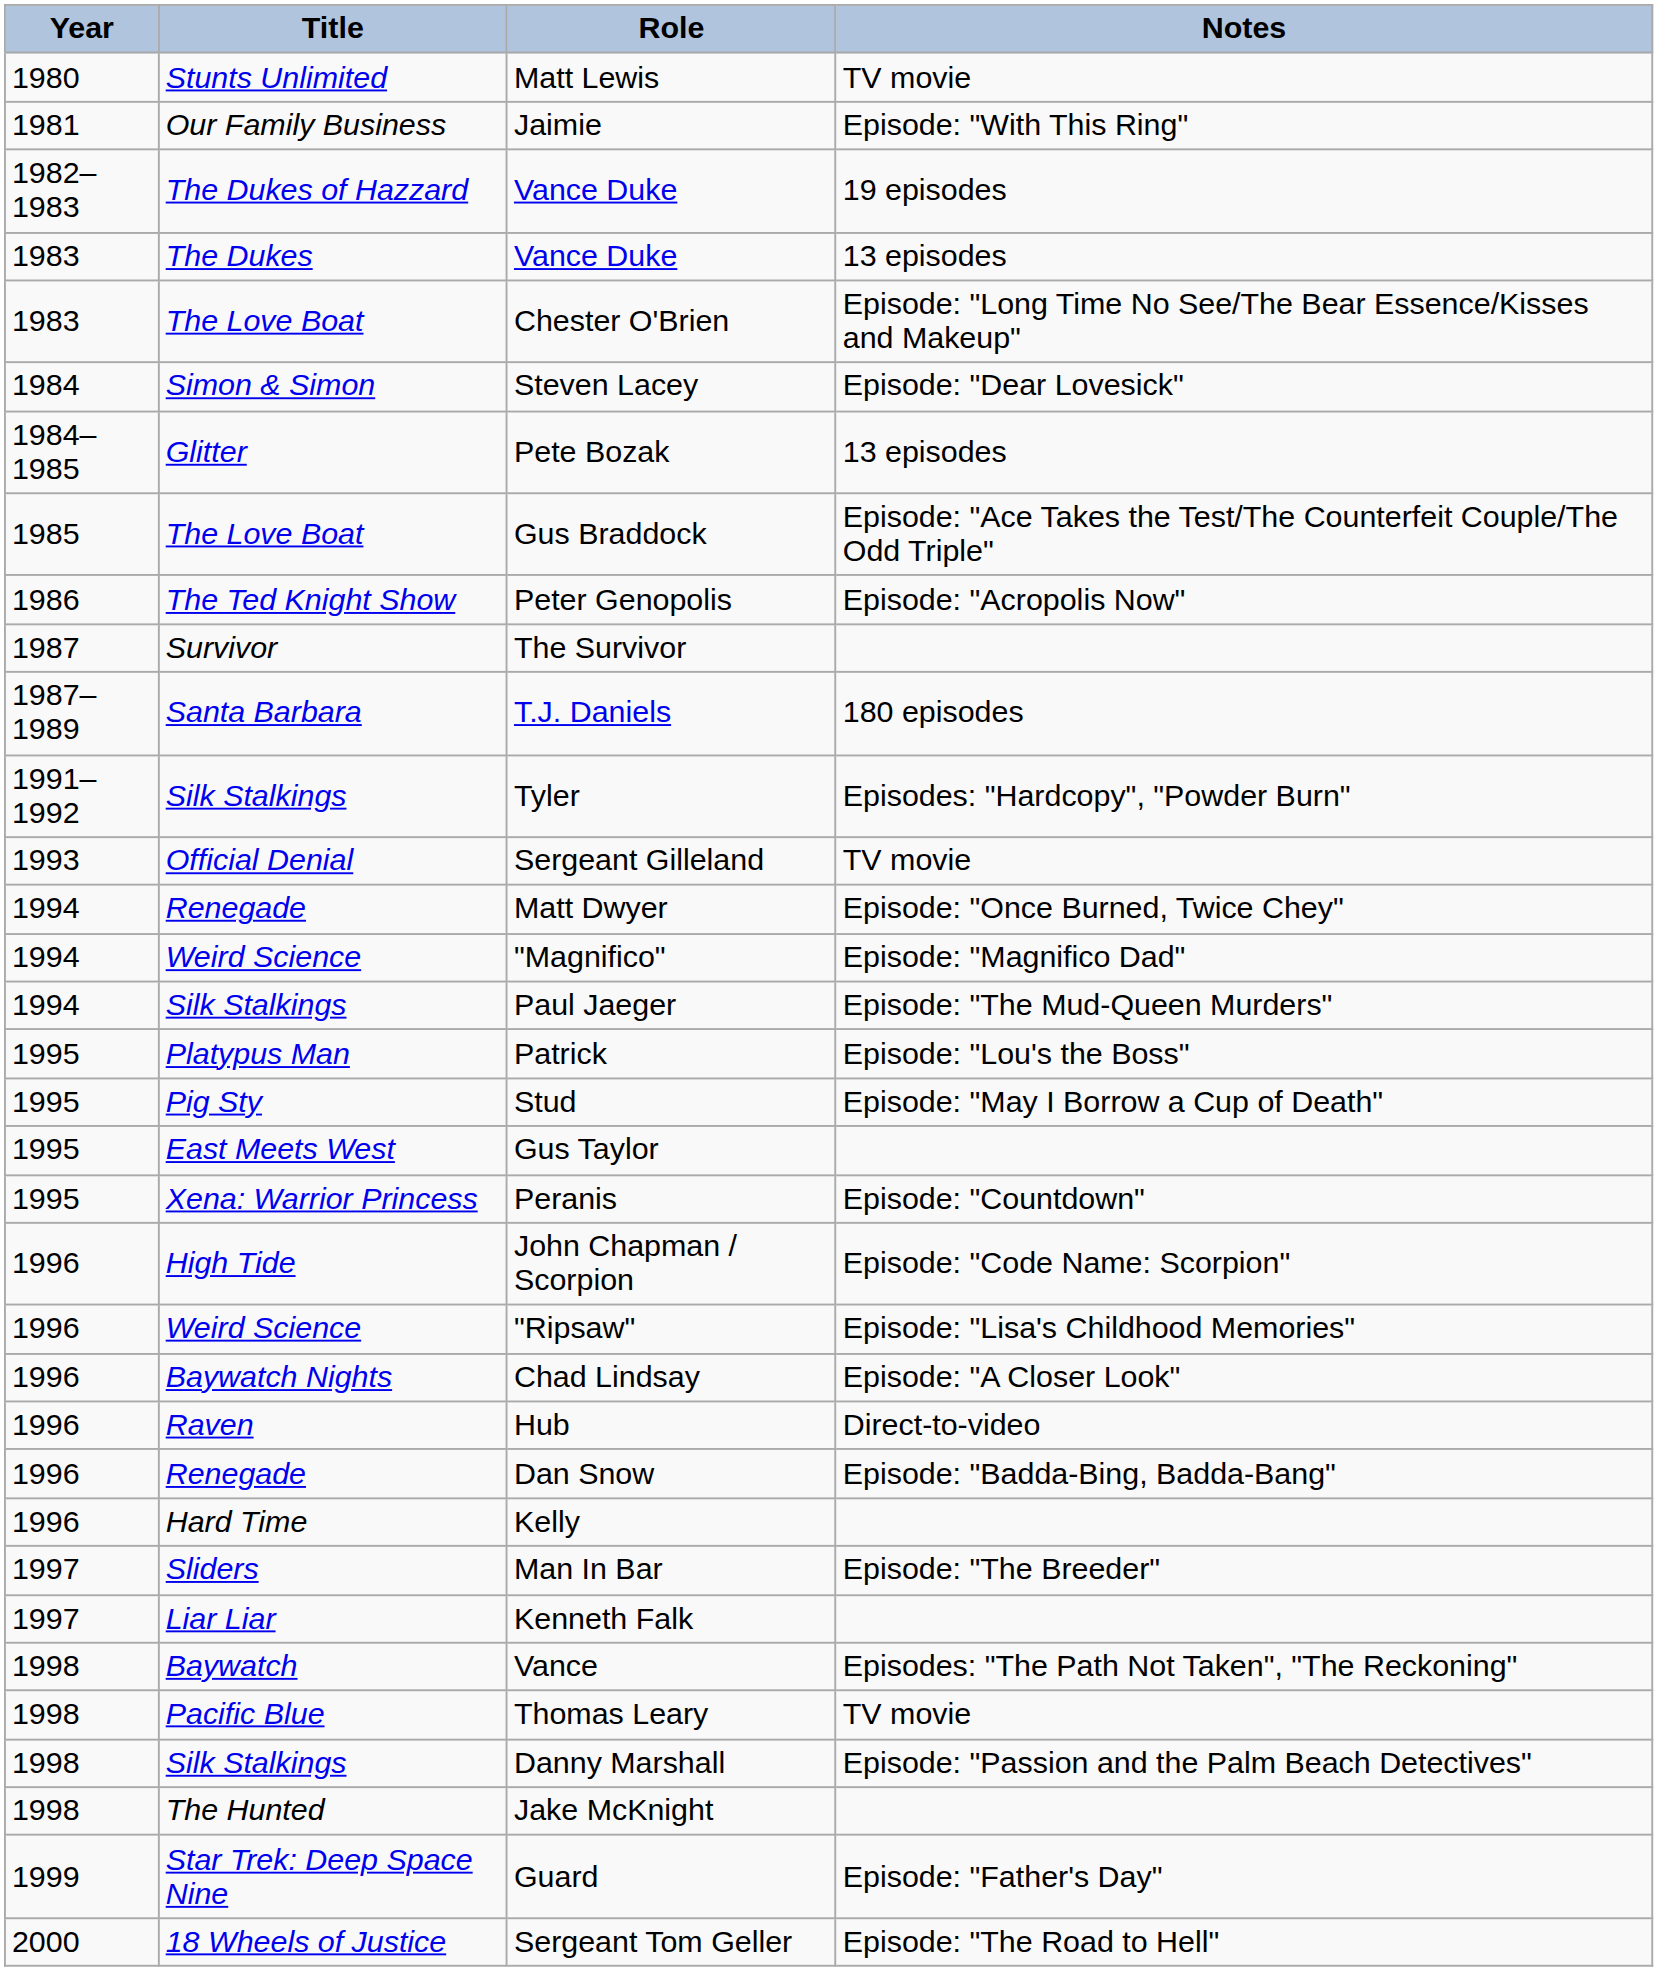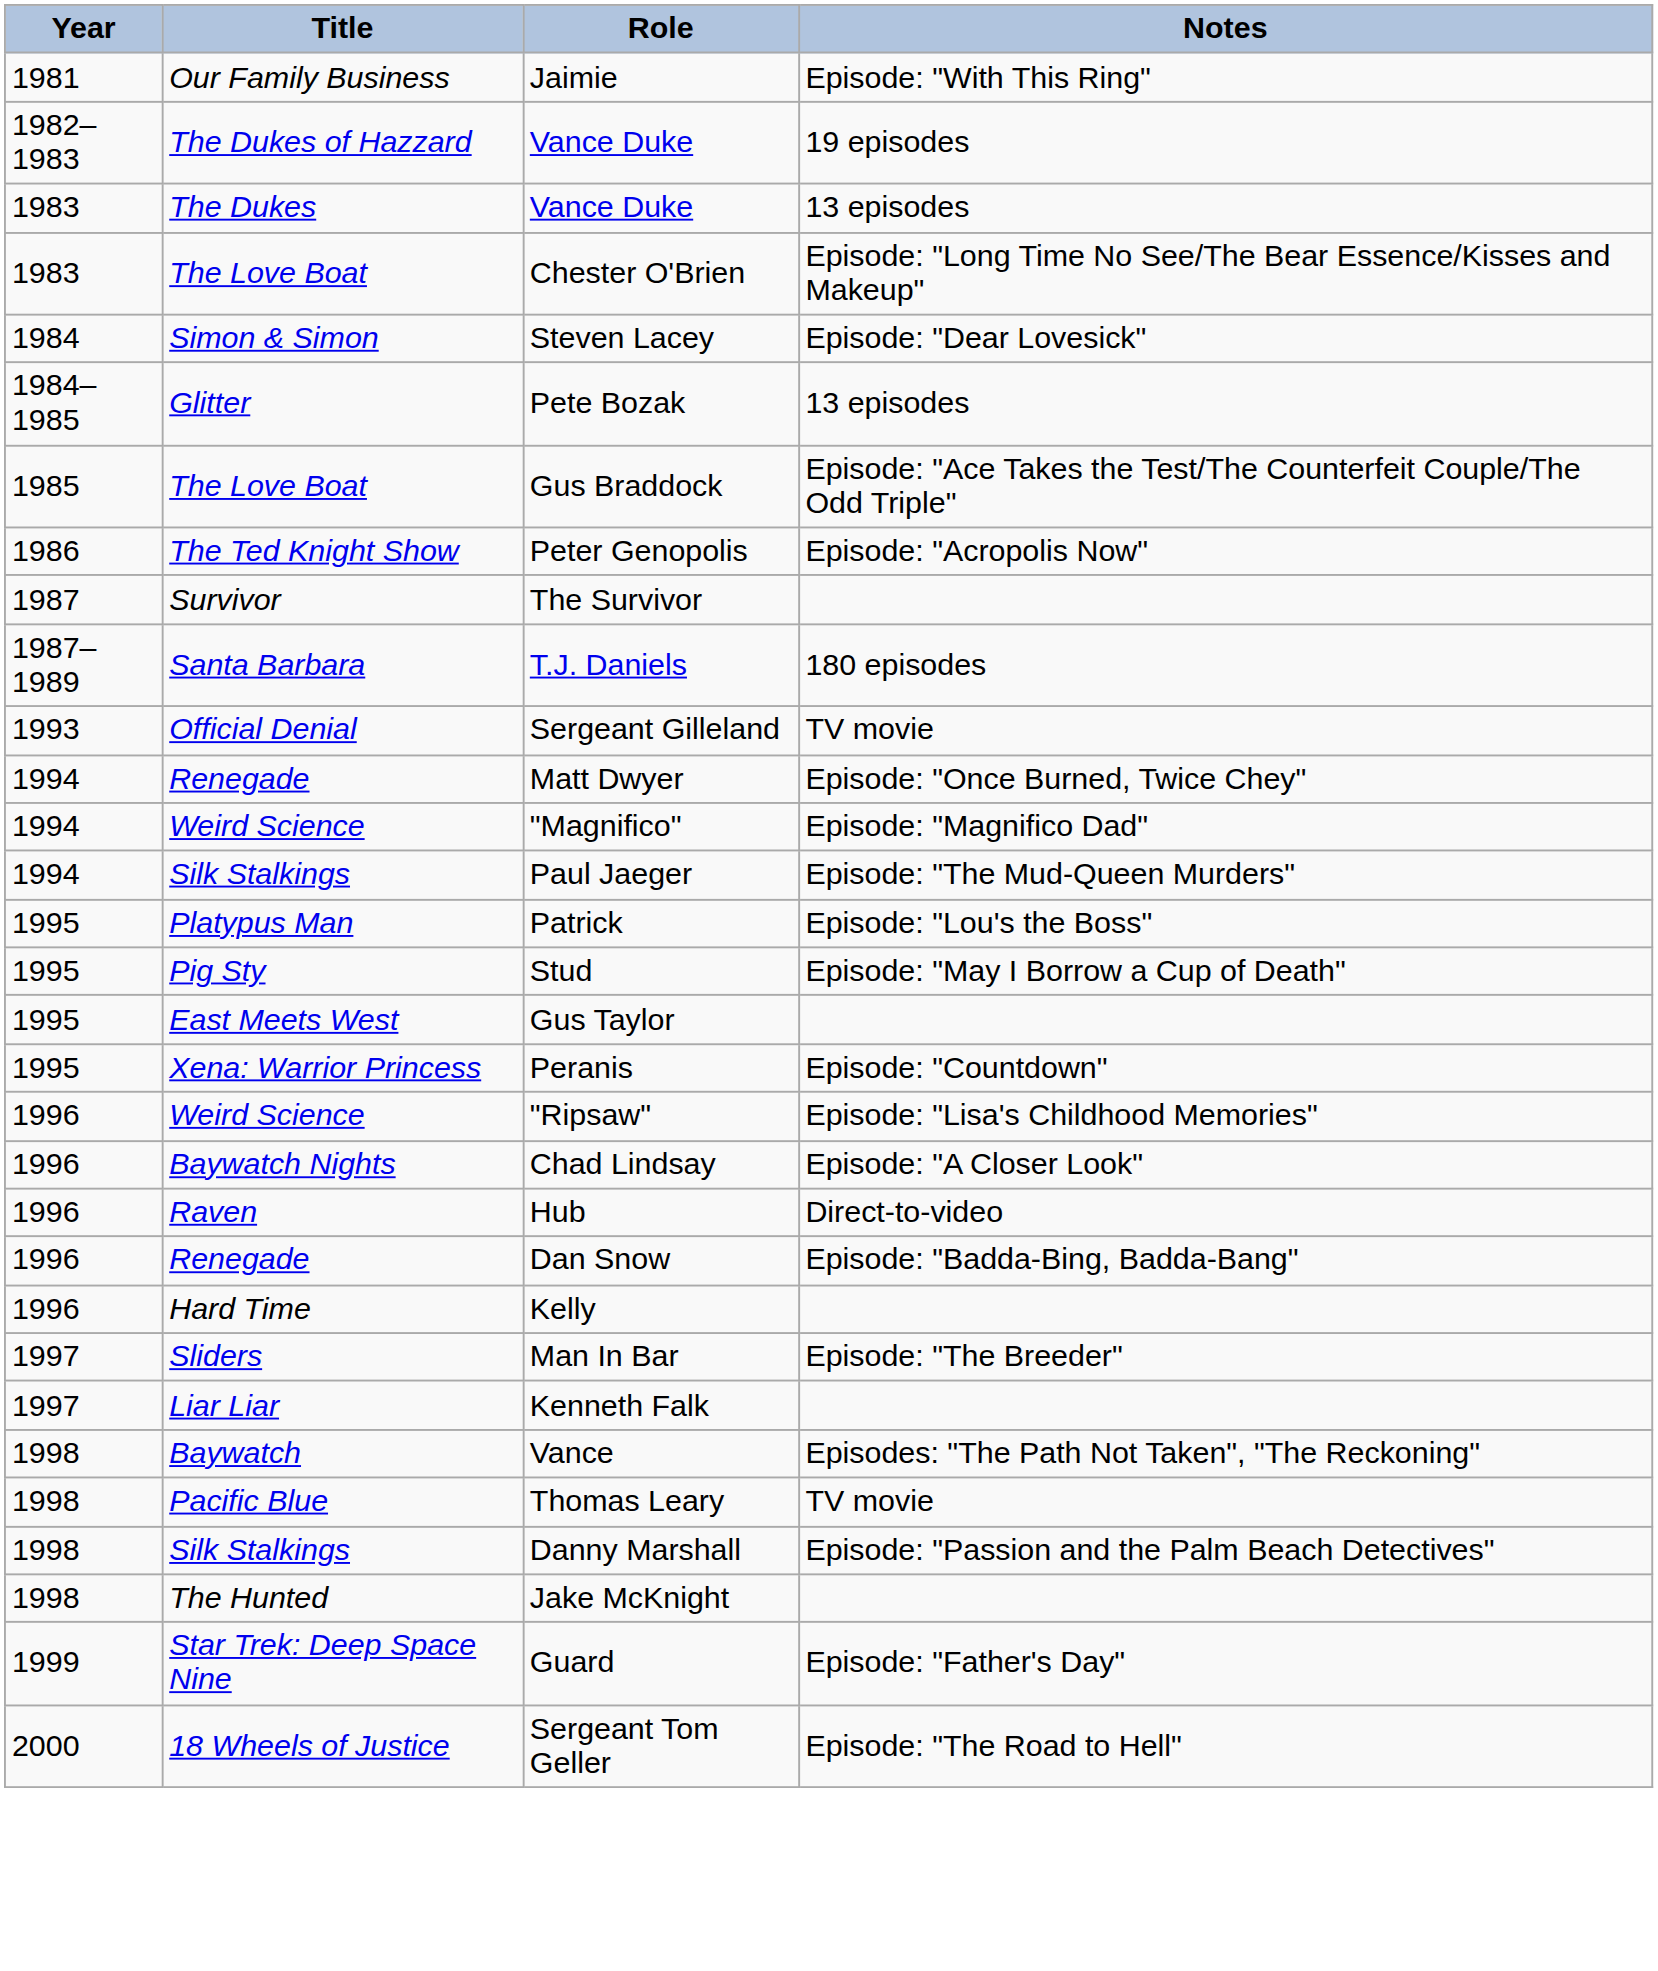- row: (276, 76)
- row: (256, 795)
- row: (231, 1263)
